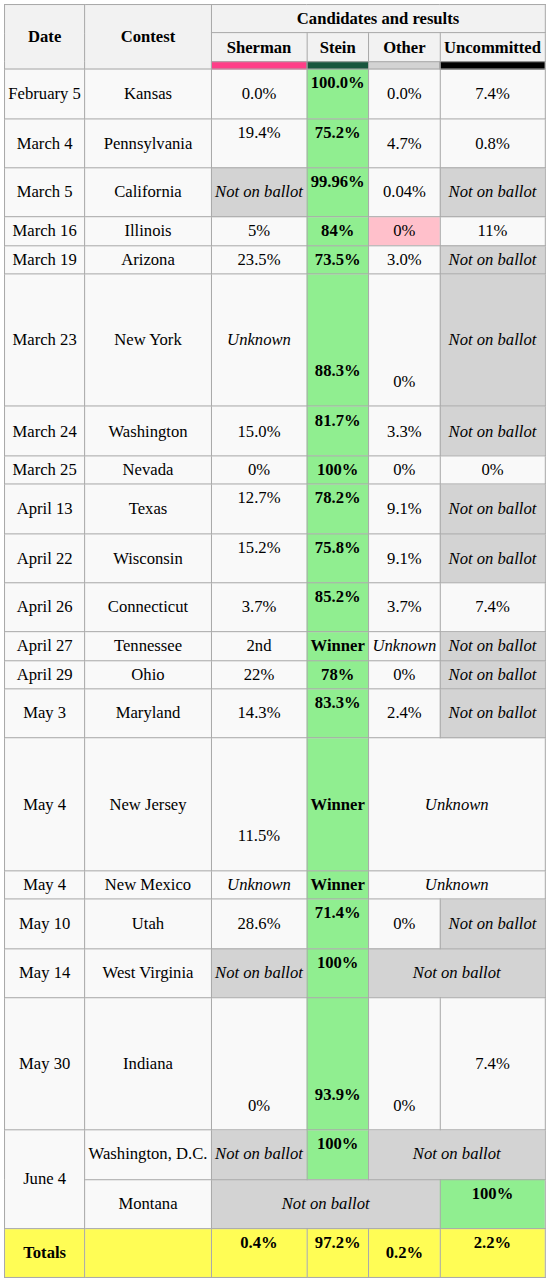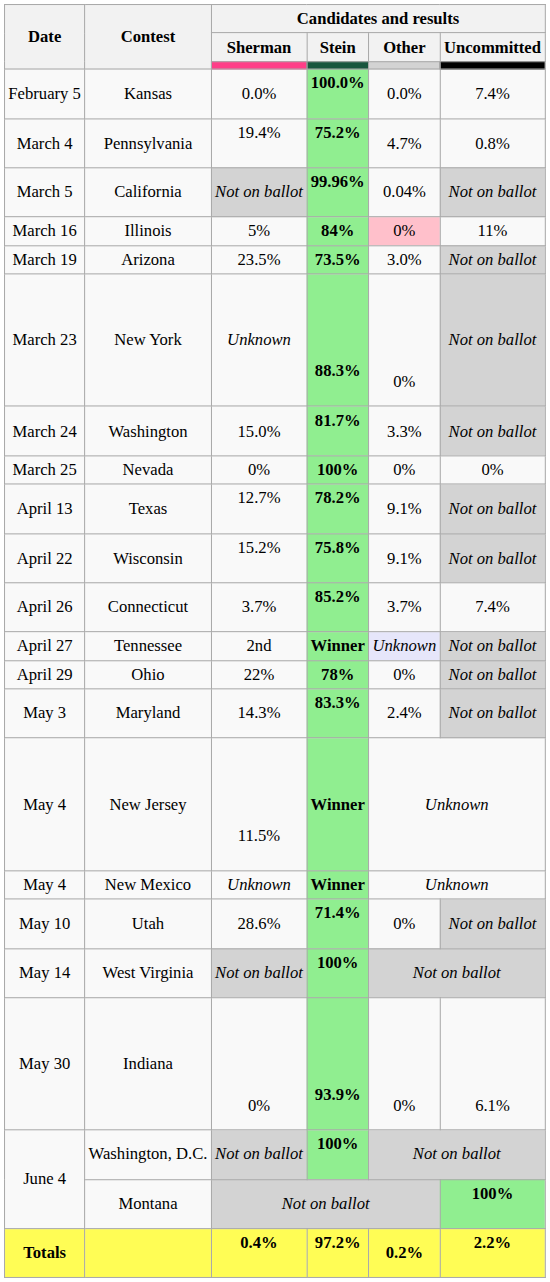(404, 646) no background -> (404, 646) lavender background
(492, 1063) 7.4% -> (492, 1105) 6.1%
